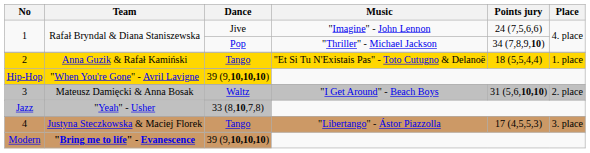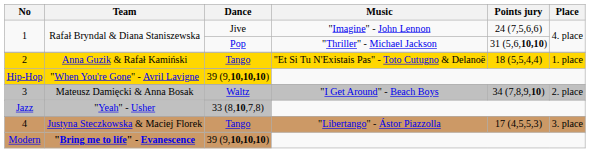(518, 44) 34 (7,8,9,10) -> (518, 44) 31 (5,6,10,10)
(518, 92) 31 (5,6,10,10) -> (518, 92) 34 (7,8,9,10)
